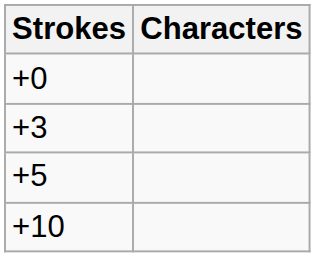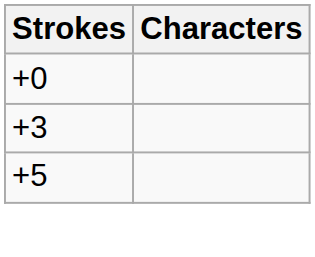- row: (38, 226)
